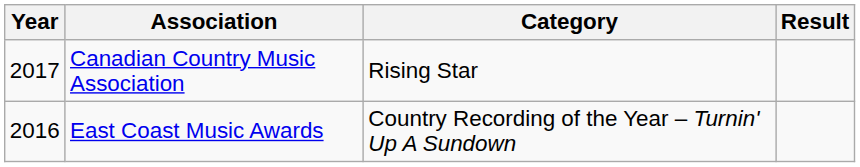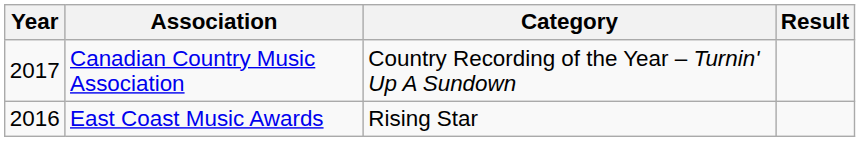(423, 70) Rising Star -> (564, 70) Country Recording of the Year – Turnin' Up A Sundown
(564, 131) Country Recording of the Year – Turnin' Up A Sundown -> (423, 118) Rising Star
